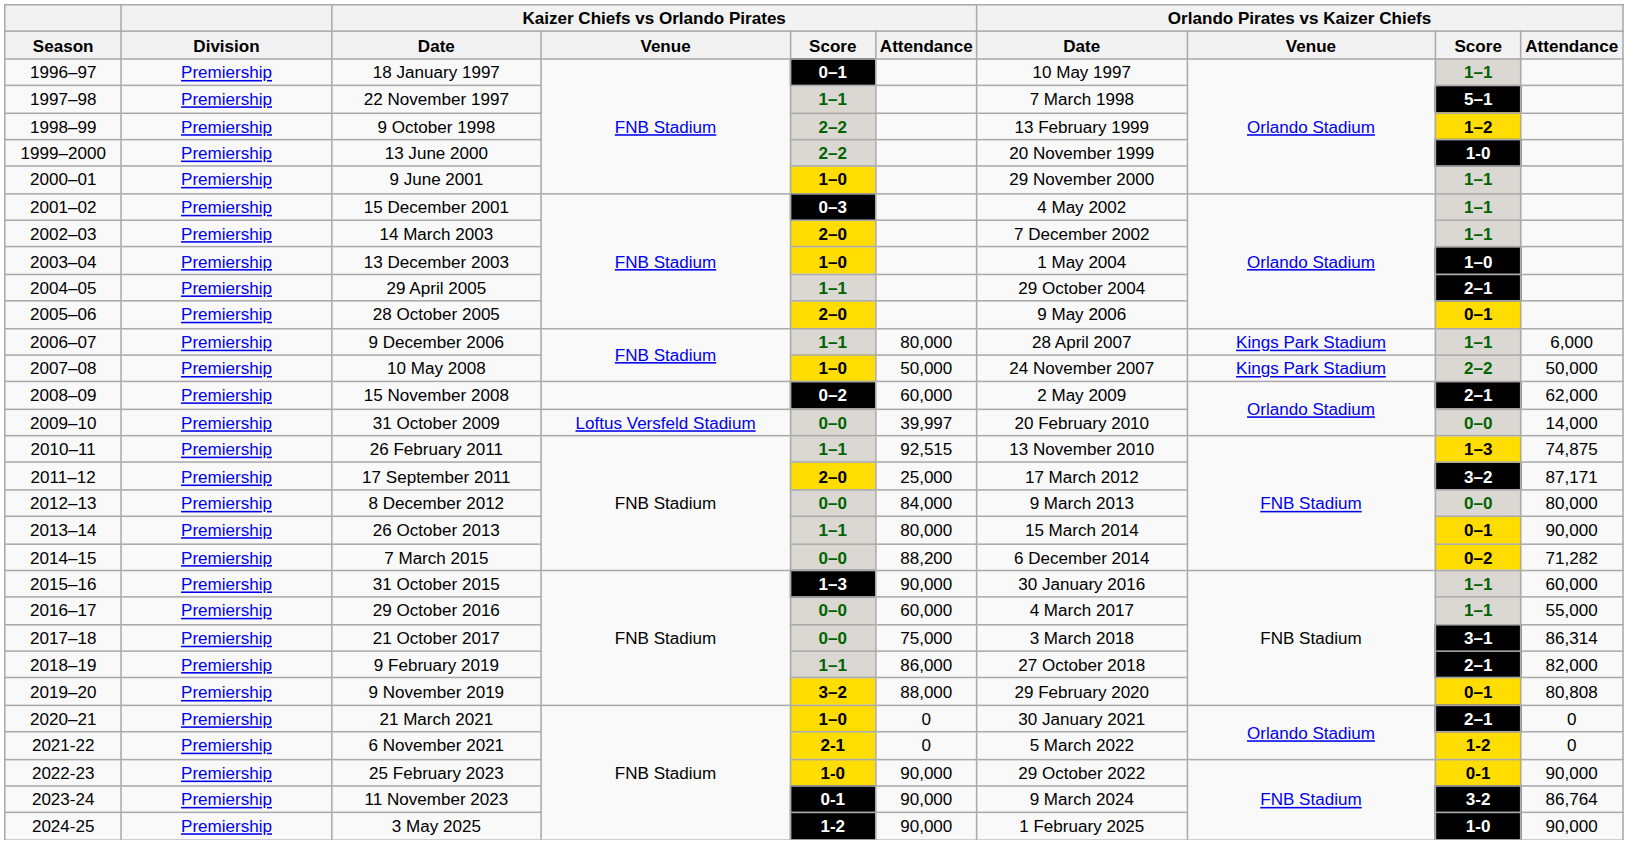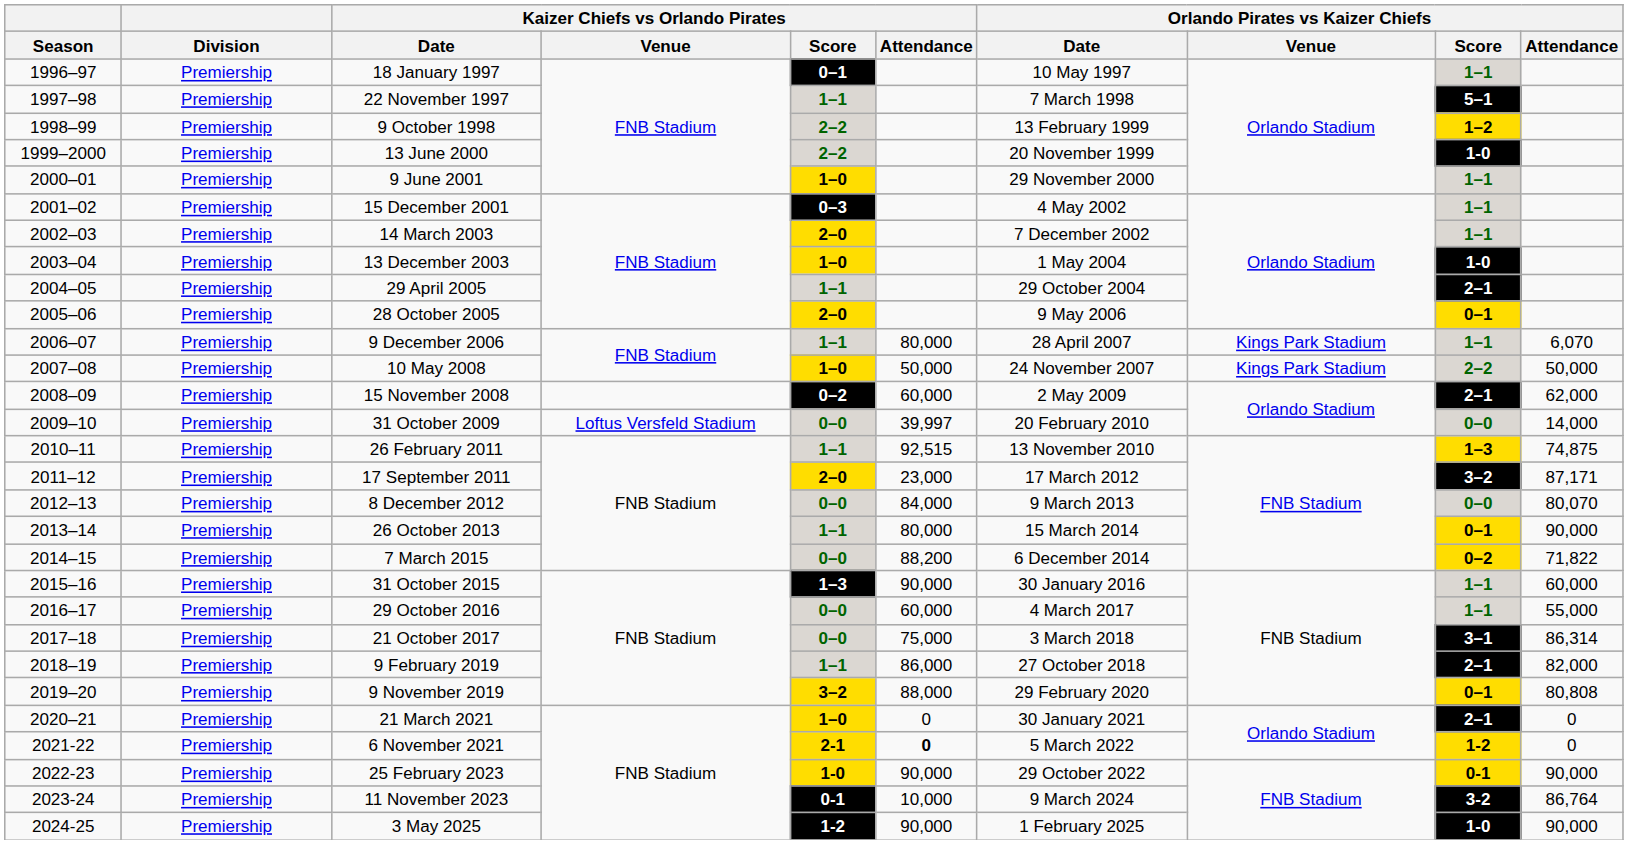(1478, 261) 1–0 -> (1478, 261) 1-0
(1572, 341) 6,000 -> (1572, 341) 6,070
(926, 476) 25,000 -> (926, 476) 23,000
(1572, 503) 80,000 -> (1572, 503) 80,070
(1572, 557) 71,282 -> (1572, 557) 71,822
(926, 745) normal -> (926, 745) bold
(926, 799) 90,000 -> (926, 799) 10,000
